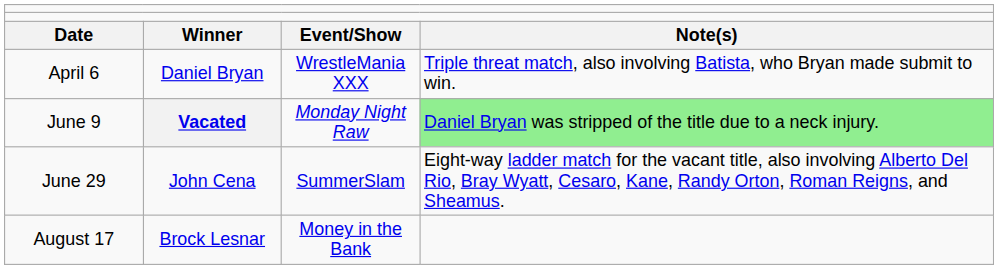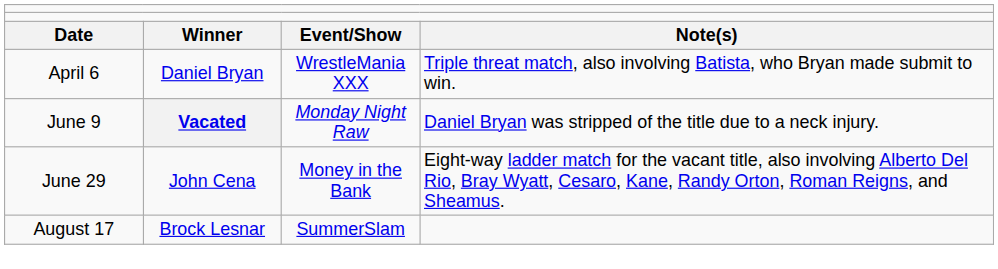(651, 122) lightgreen background -> (651, 122) no background
(351, 180) SummerSlam -> (351, 180) Money in the Bank
(351, 239) Money in the Bank -> (351, 229) SummerSlam
